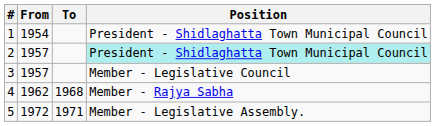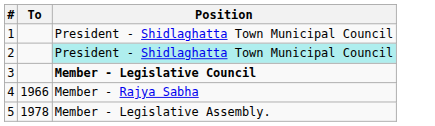- column: (35, 14)
(190, 73) normal -> (156, 73) bold
(69, 92) 1968 -> (35, 92) 1966
(69, 112) 1971 -> (35, 112) 1978
